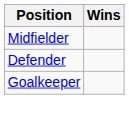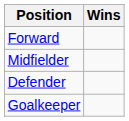+ row: (34, 37)
